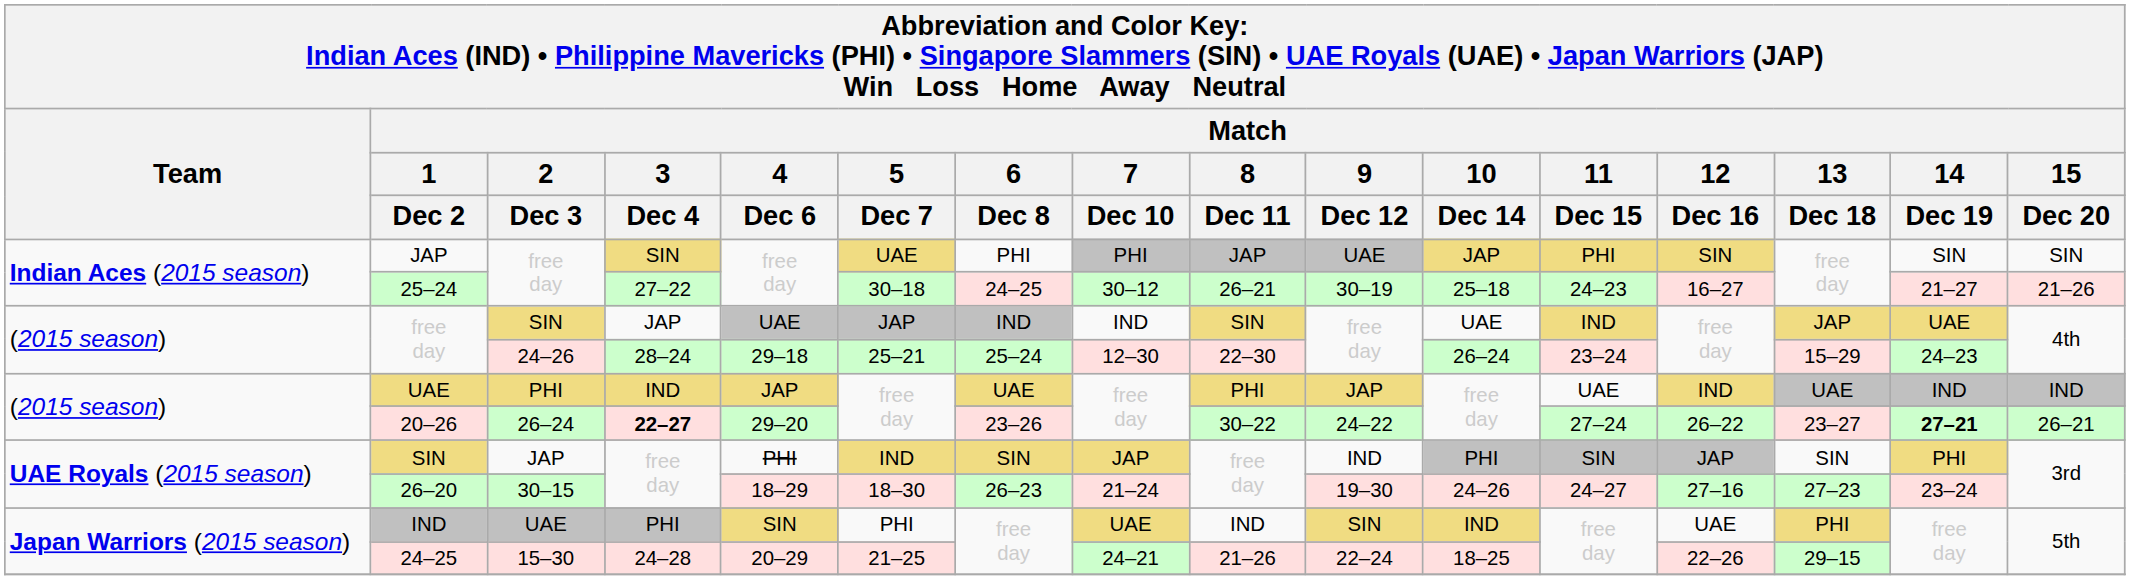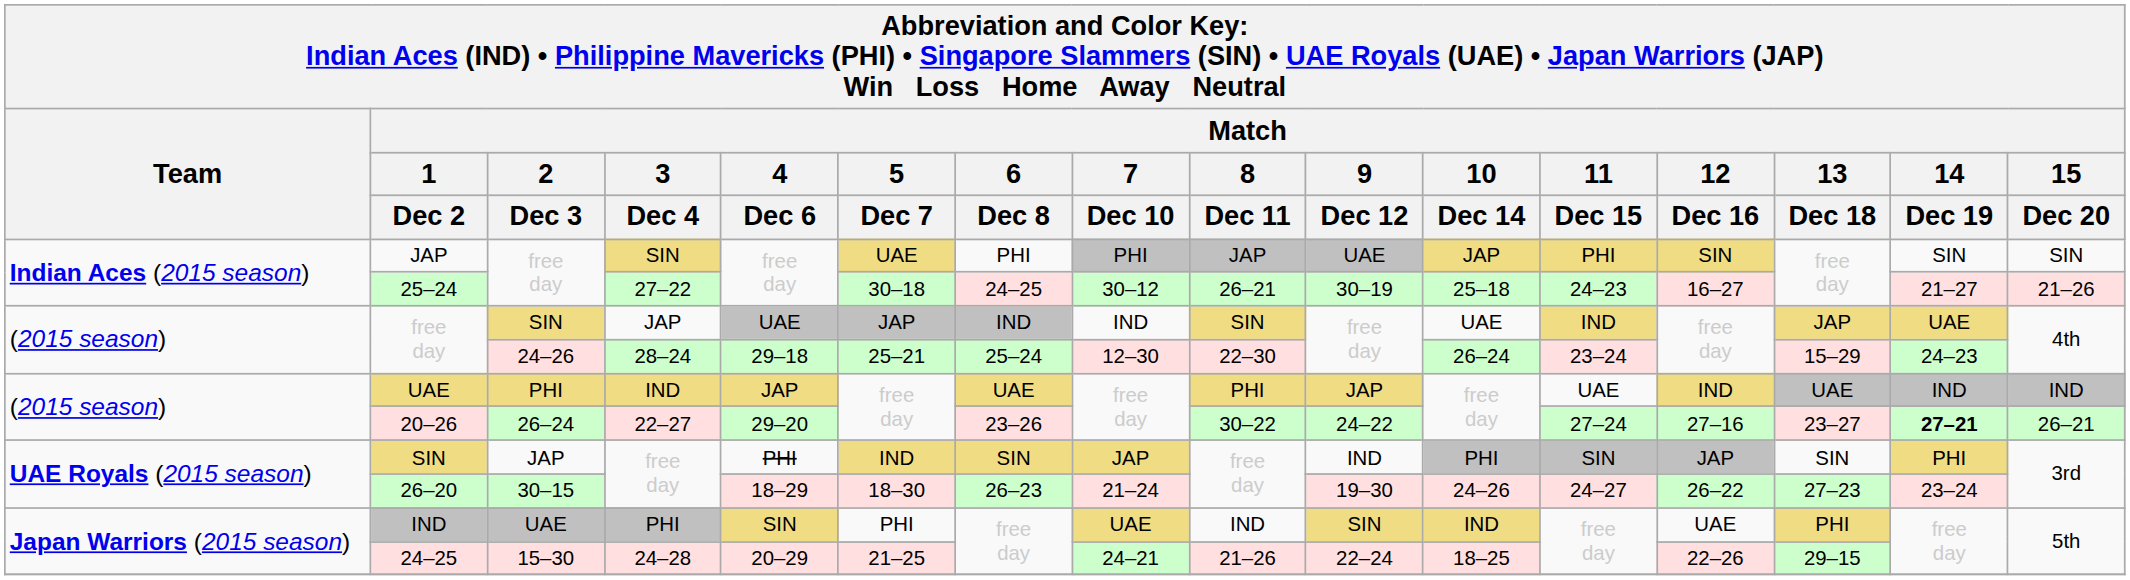(663, 424) bold -> (663, 424) normal
(1715, 424) 26–22 -> (1715, 424) 27–16
(1715, 491) 27–16 -> (1715, 491) 26–22
